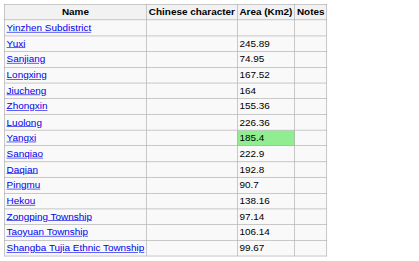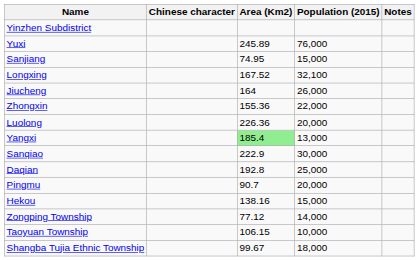+ column: (338, 12)
(252, 216) 97.14 -> (252, 216) 77.12
(255, 232) 106.14 -> (255, 232) 106.15
